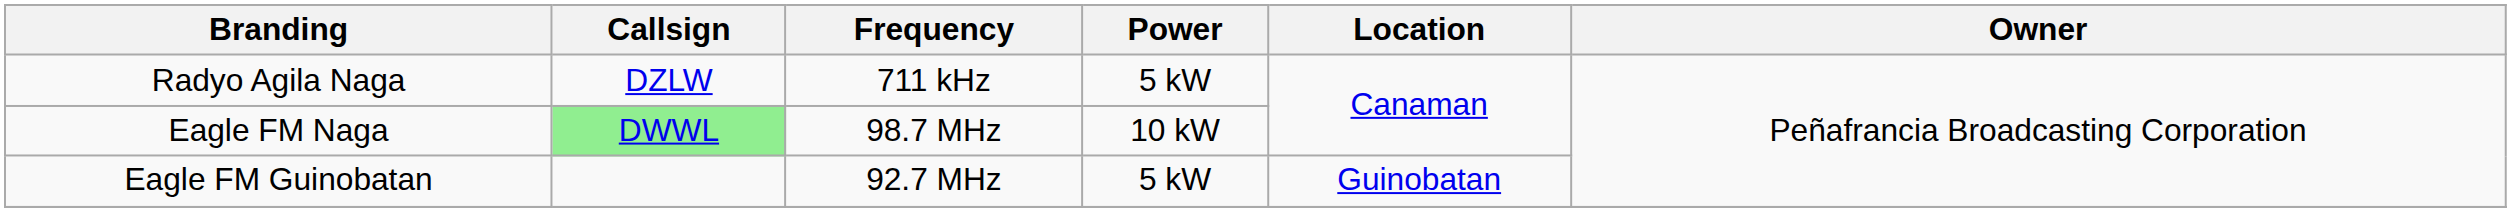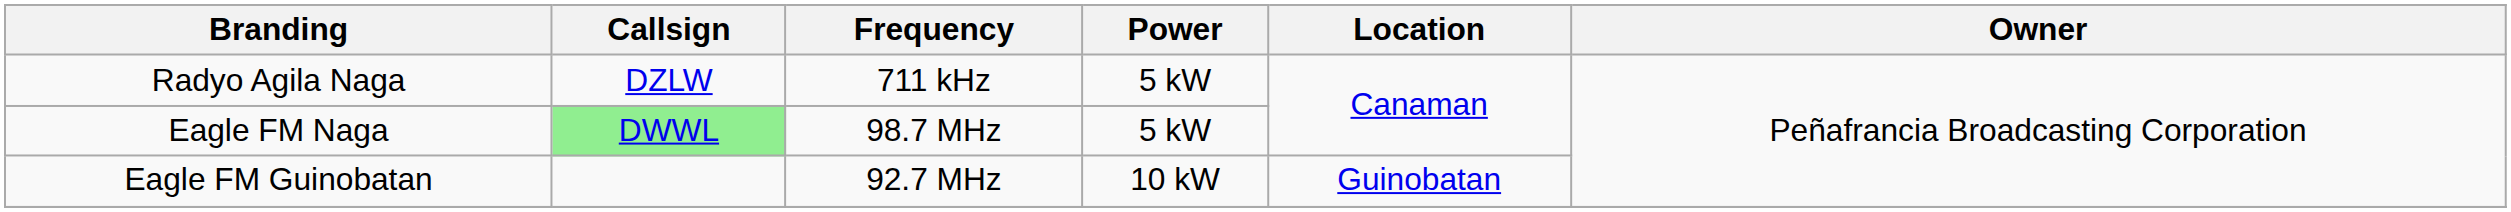(1175, 130) 10 kW -> (1175, 130) 5 kW
(1175, 180) 5 kW -> (1175, 180) 10 kW
